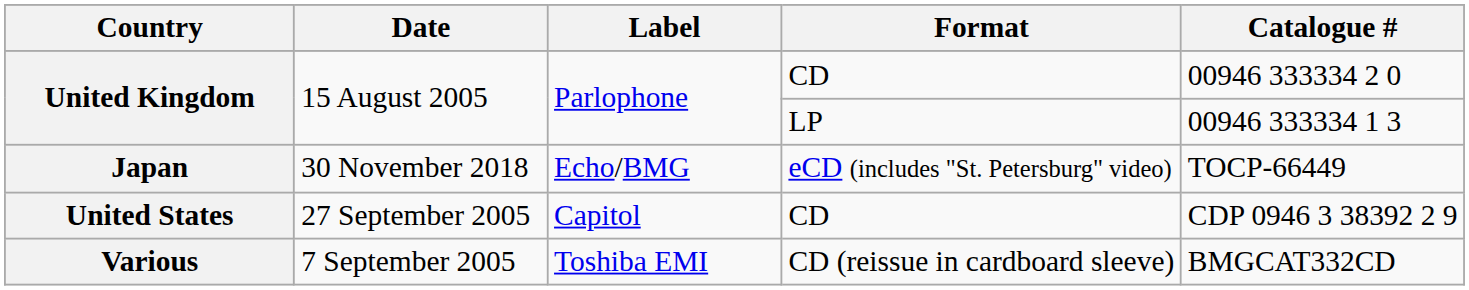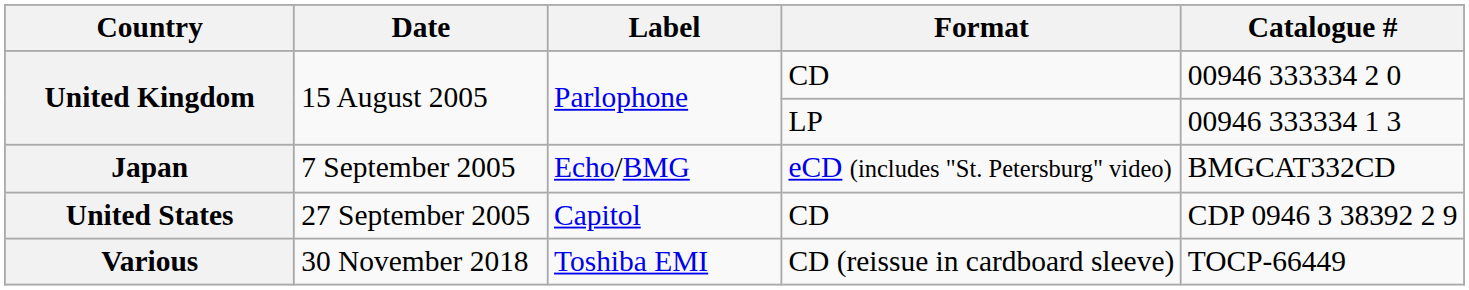(415, 167) 30 November 2018 -> (408, 167) 7 September 2005
(1267, 167) TOCP-66449 -> (1292, 167) BMGCAT332CD
(408, 261) 7 September 2005 -> (415, 261) 30 November 2018
(1292, 261) BMGCAT332CD -> (1267, 261) TOCP-66449
